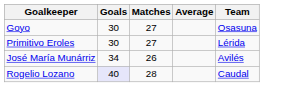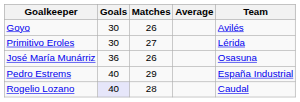(151, 27) 27 -> (151, 27) 26
(237, 27) Osasuna -> (231, 27) Avilés
(114, 58) 34 -> (114, 58) 36
(231, 58) Avilés -> (237, 58) Osasuna
+ row: (39, 74)
